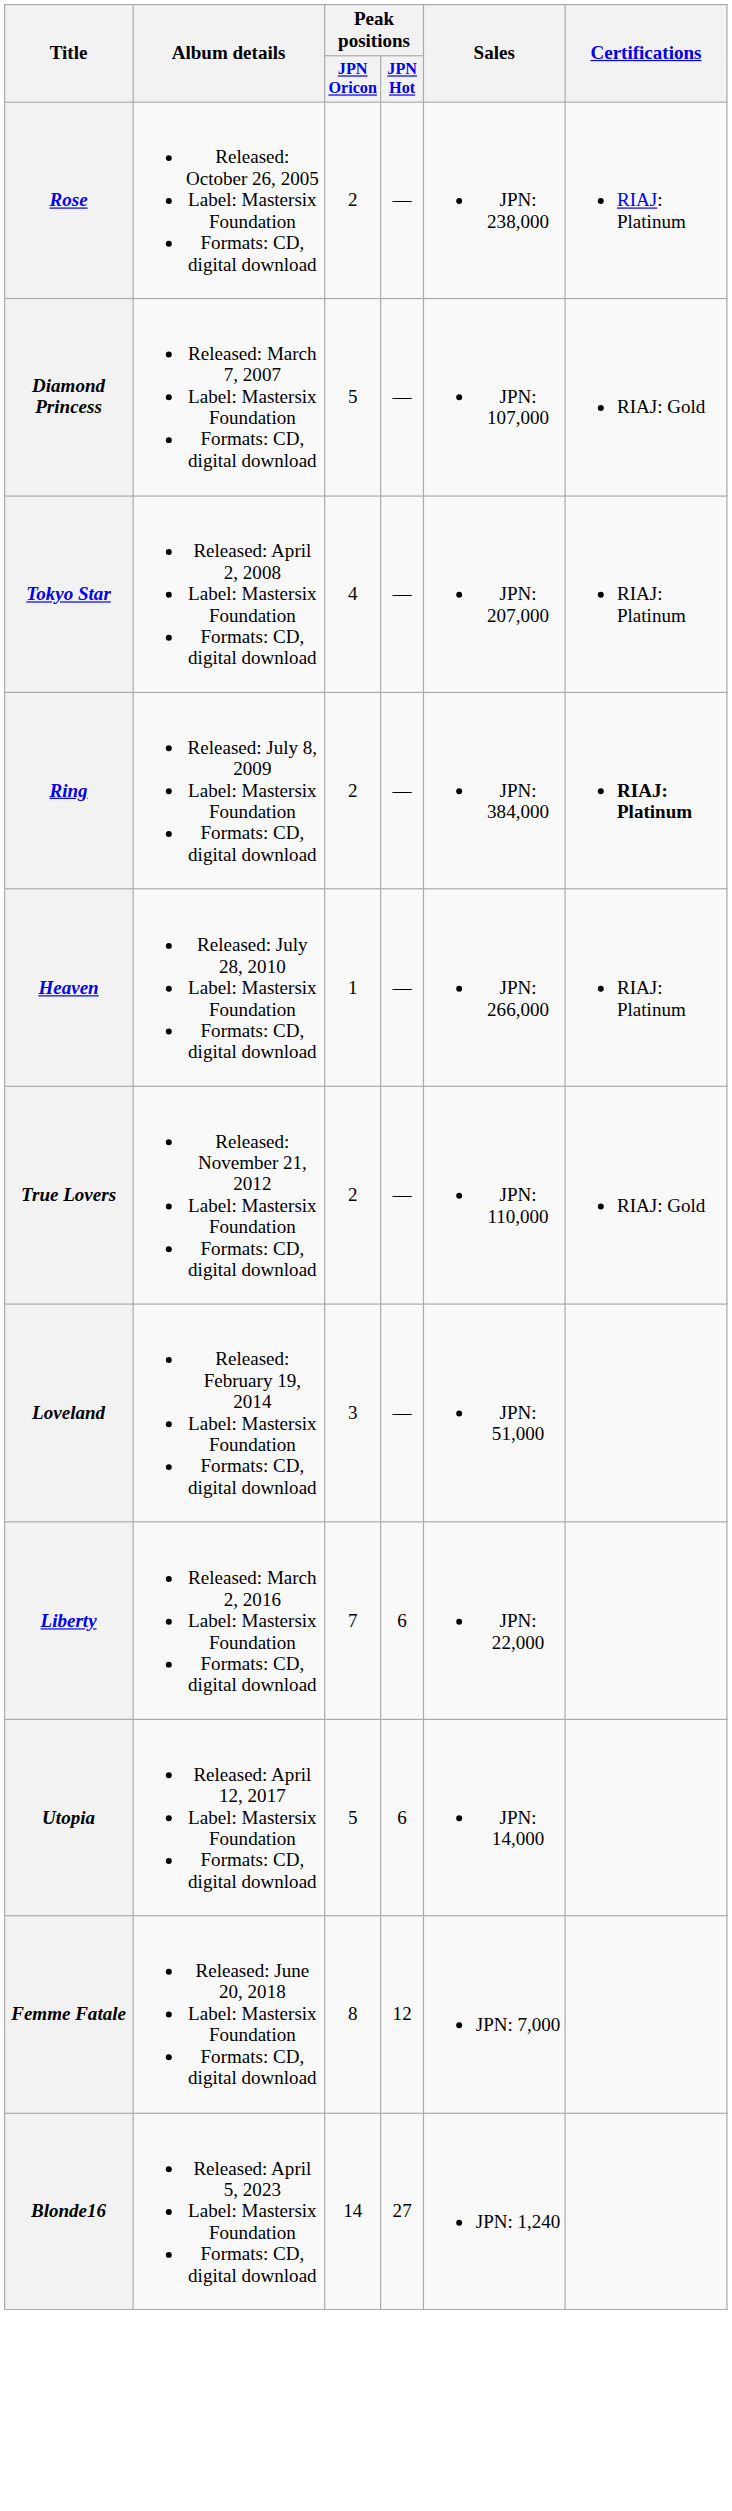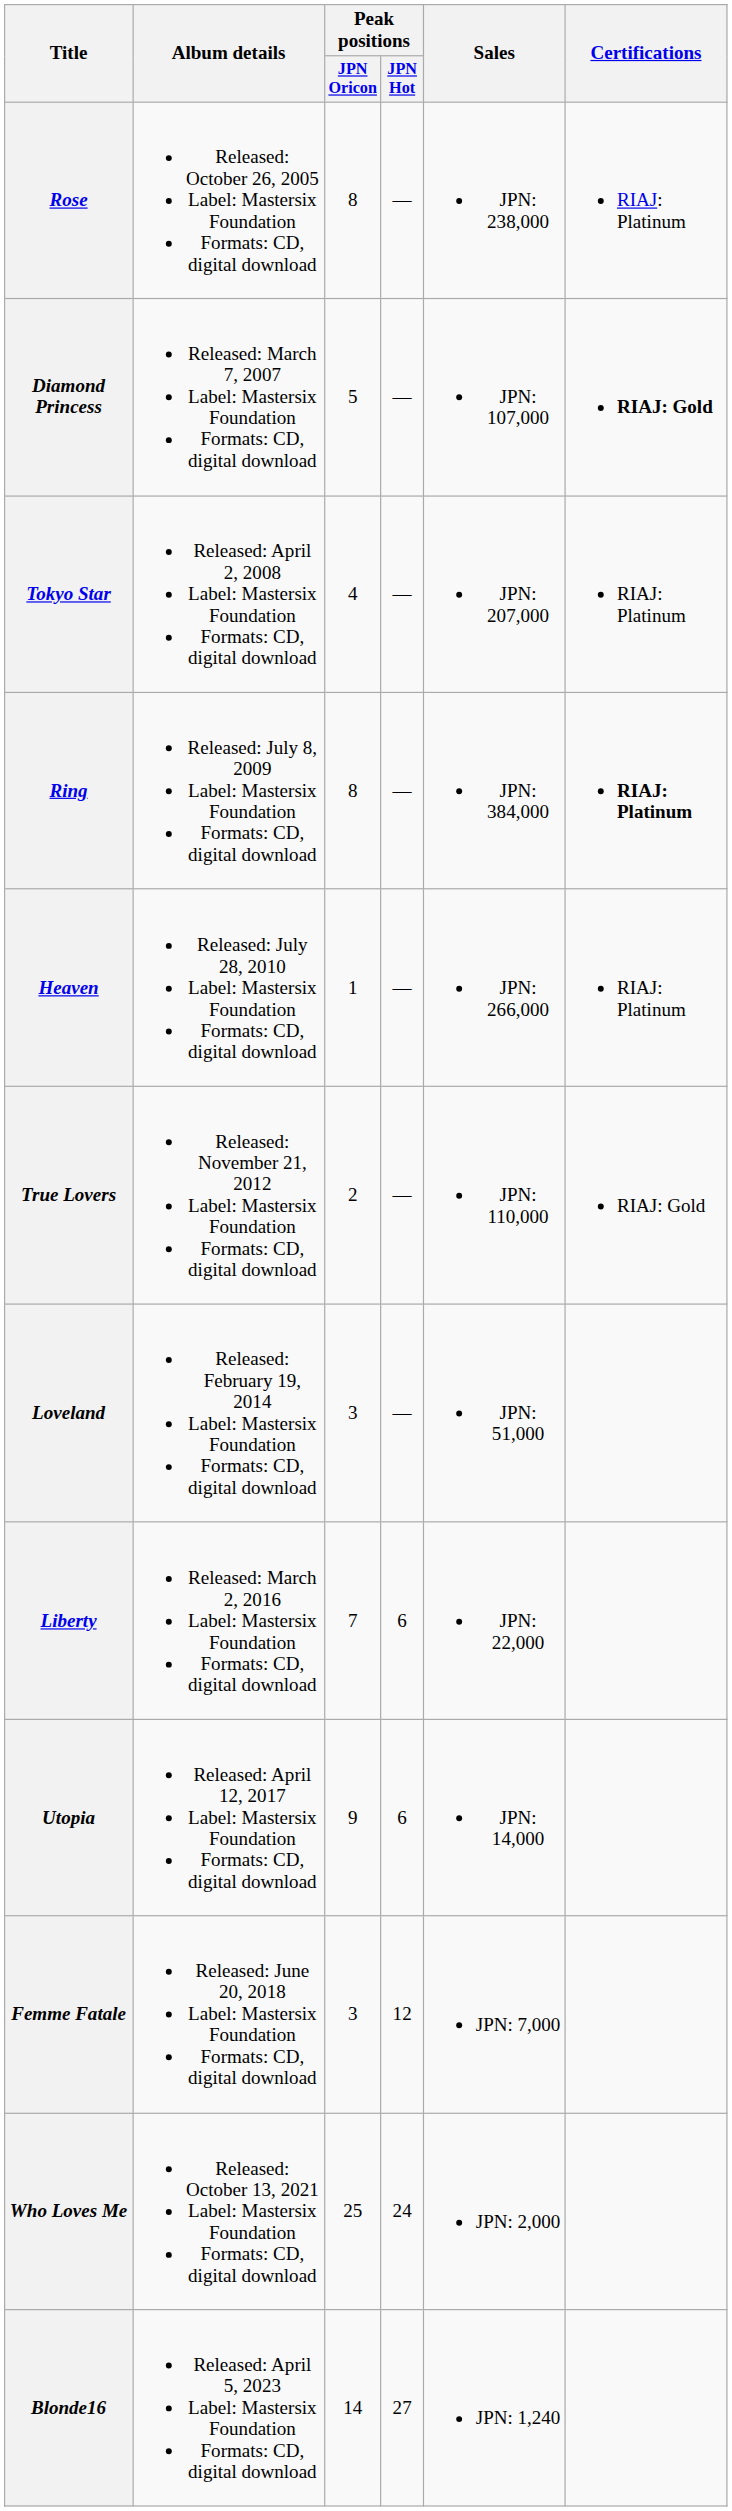(353, 200) 2 -> (353, 200) 8
(646, 408) normal -> (646, 408) bold
(353, 790) 2 -> (353, 790) 8
(353, 1817) 5 -> (353, 1817) 9
(353, 2014) 8 -> (353, 2014) 3
+ row: (69, 2211)
